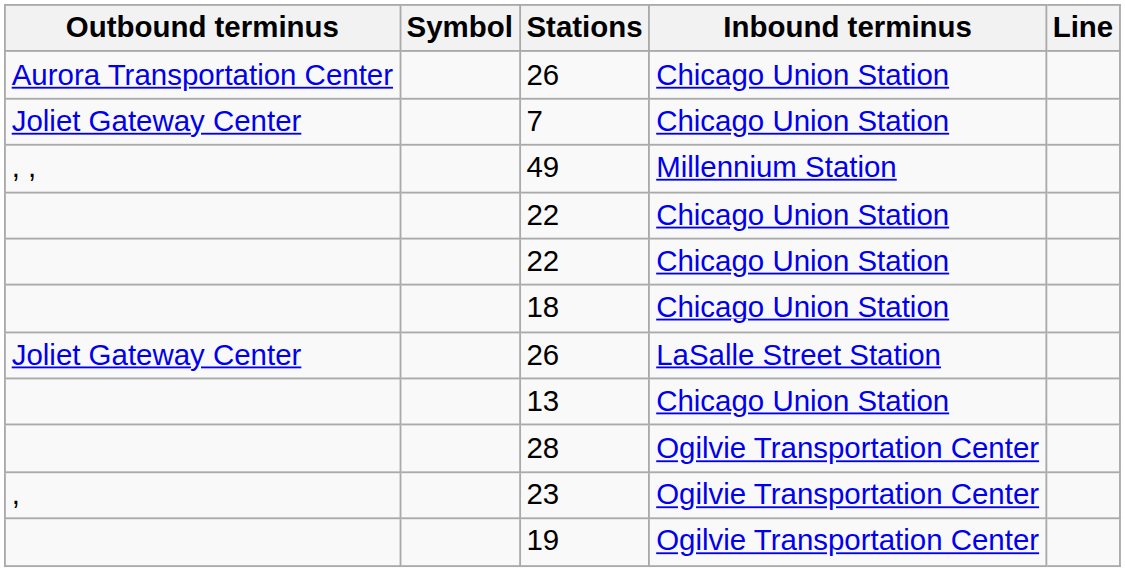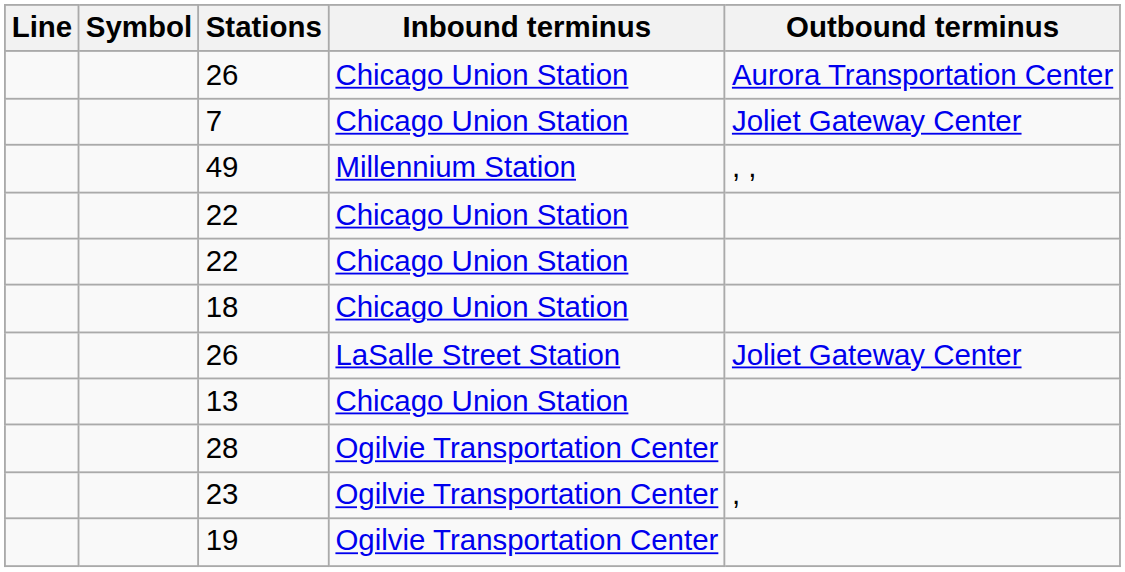columns swapped: (1083, 27) <-> (202, 27)
